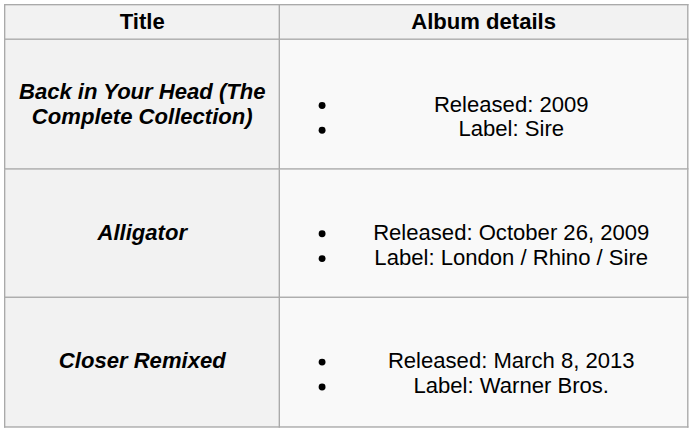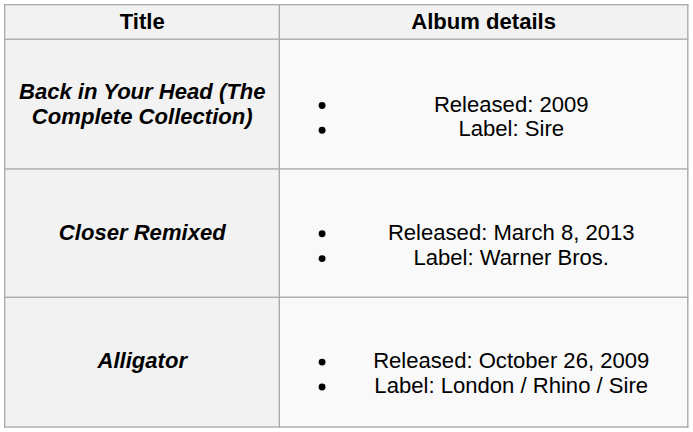rows swapped: (142, 232) <-> (142, 361)
